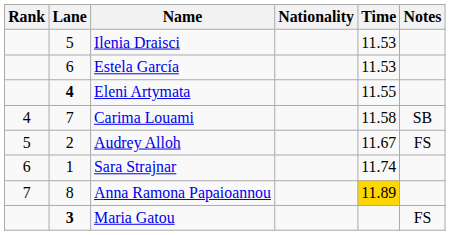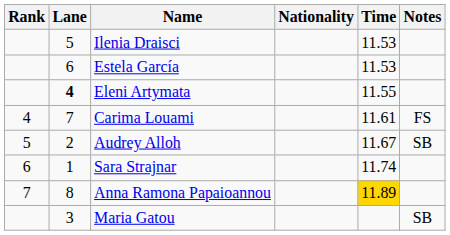(379, 117) 11.58 -> (379, 117) 11.61
(422, 117) SB -> (422, 117) FS
(422, 142) FS -> (422, 142) SB
(70, 218) bold -> (70, 218) normal
(422, 218) FS -> (422, 218) SB
